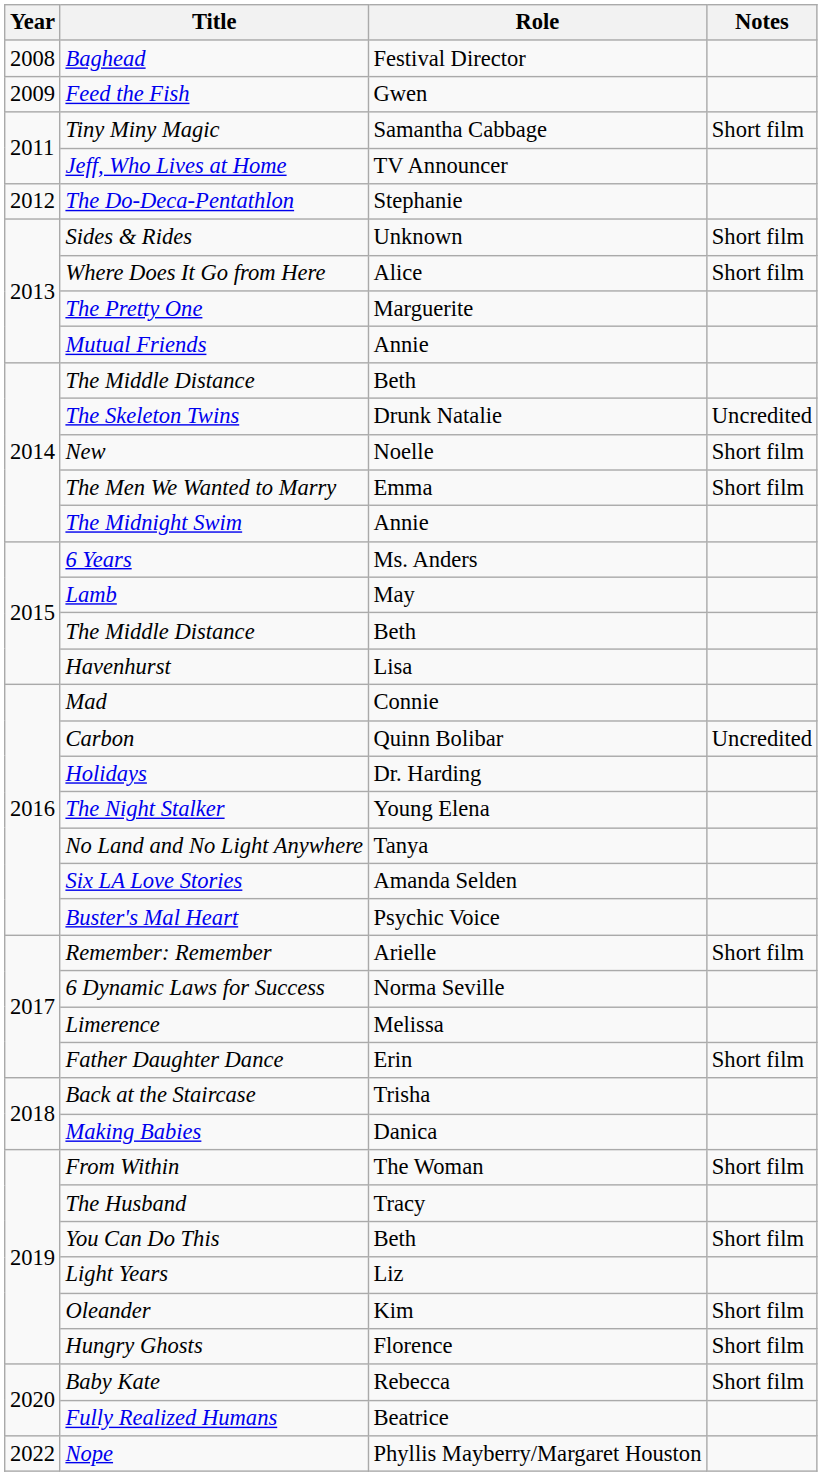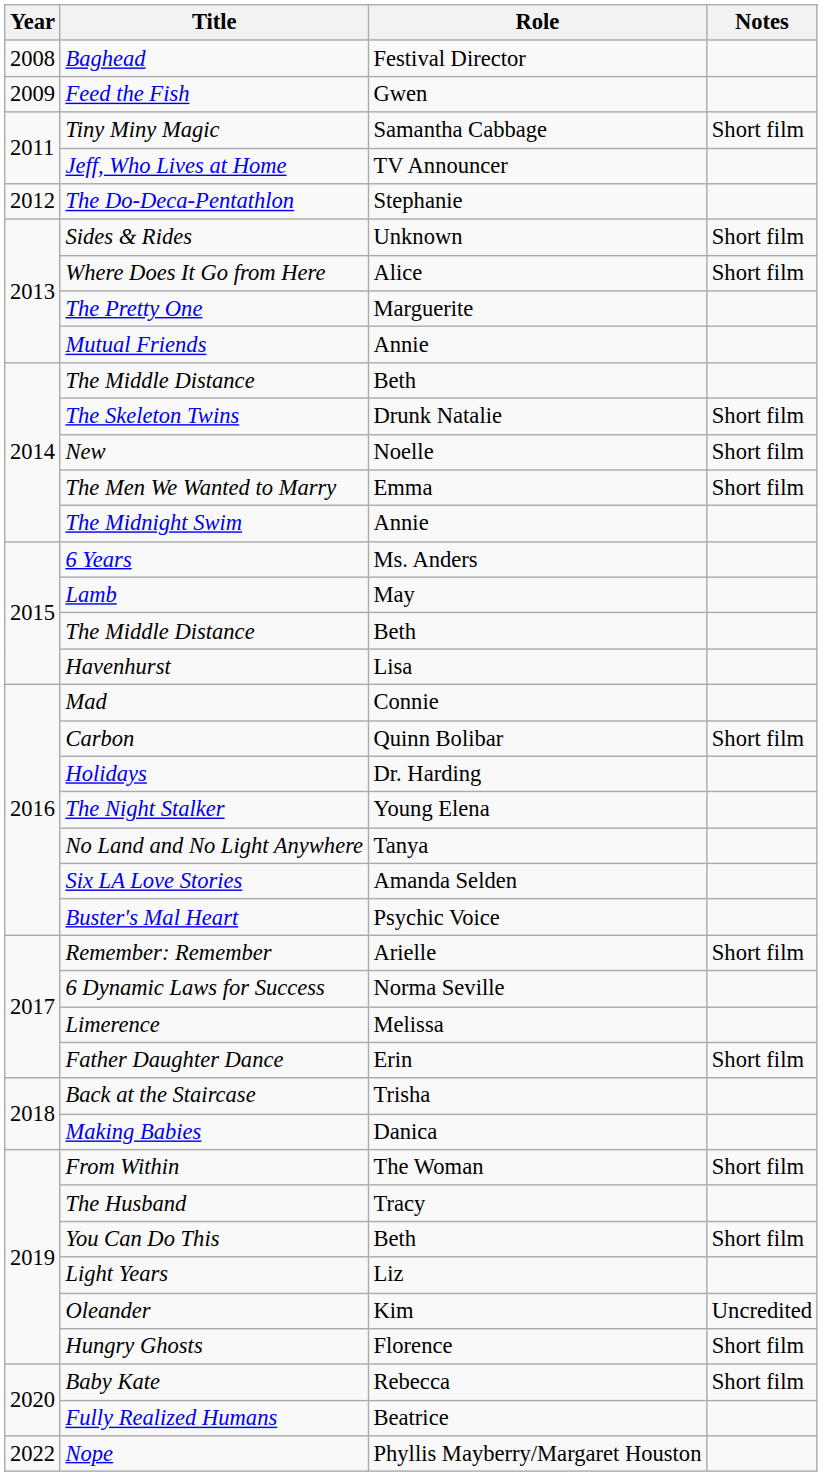(762, 415) Uncredited -> (758, 415) Short film
(762, 737) Uncredited -> (758, 737) Short film
(758, 1310) Short film -> (762, 1310) Uncredited
